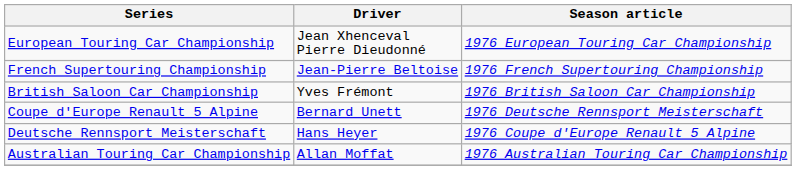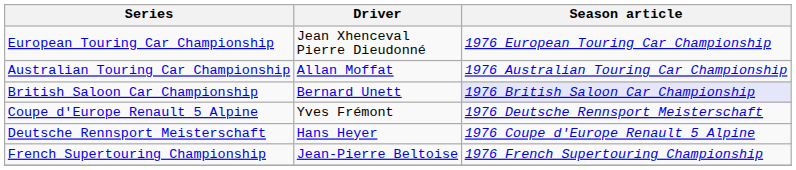rows swapped: (149, 155) <-> (137, 71)
(345, 92) Yves Frémont -> (349, 92) Bernard Unett
(610, 92) no background -> (610, 92) lavender background
(349, 113) Bernard Unett -> (345, 113) Yves Frémont
